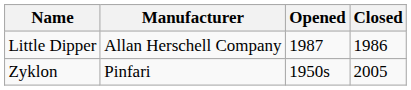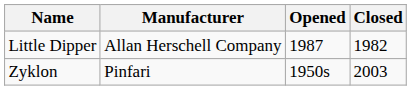(371, 44) 1986 -> (371, 44) 1982
(371, 71) 2005 -> (371, 71) 2003
